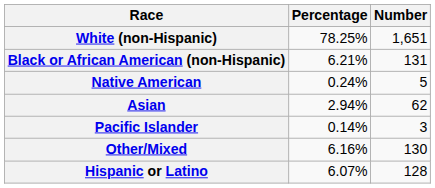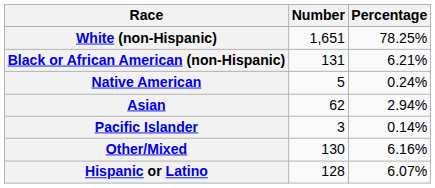columns swapped: (401, 15) <-> (330, 15)
